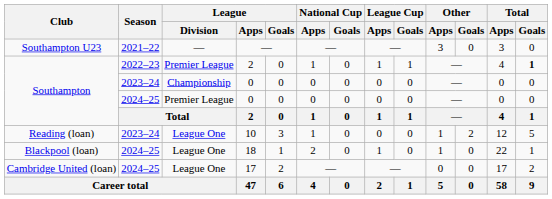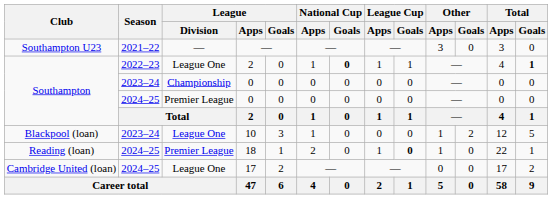(199, 64) Premier League -> (199, 64) League One
(347, 64) normal -> (347, 64) bold
(62, 133) Reading (loan) -> (62, 133) Blackpool (loan)
(62, 151) Blackpool (loan) -> (62, 151) Reading (loan)
(199, 151) League One -> (199, 151) Premier League
(410, 151) normal -> (410, 151) bold
